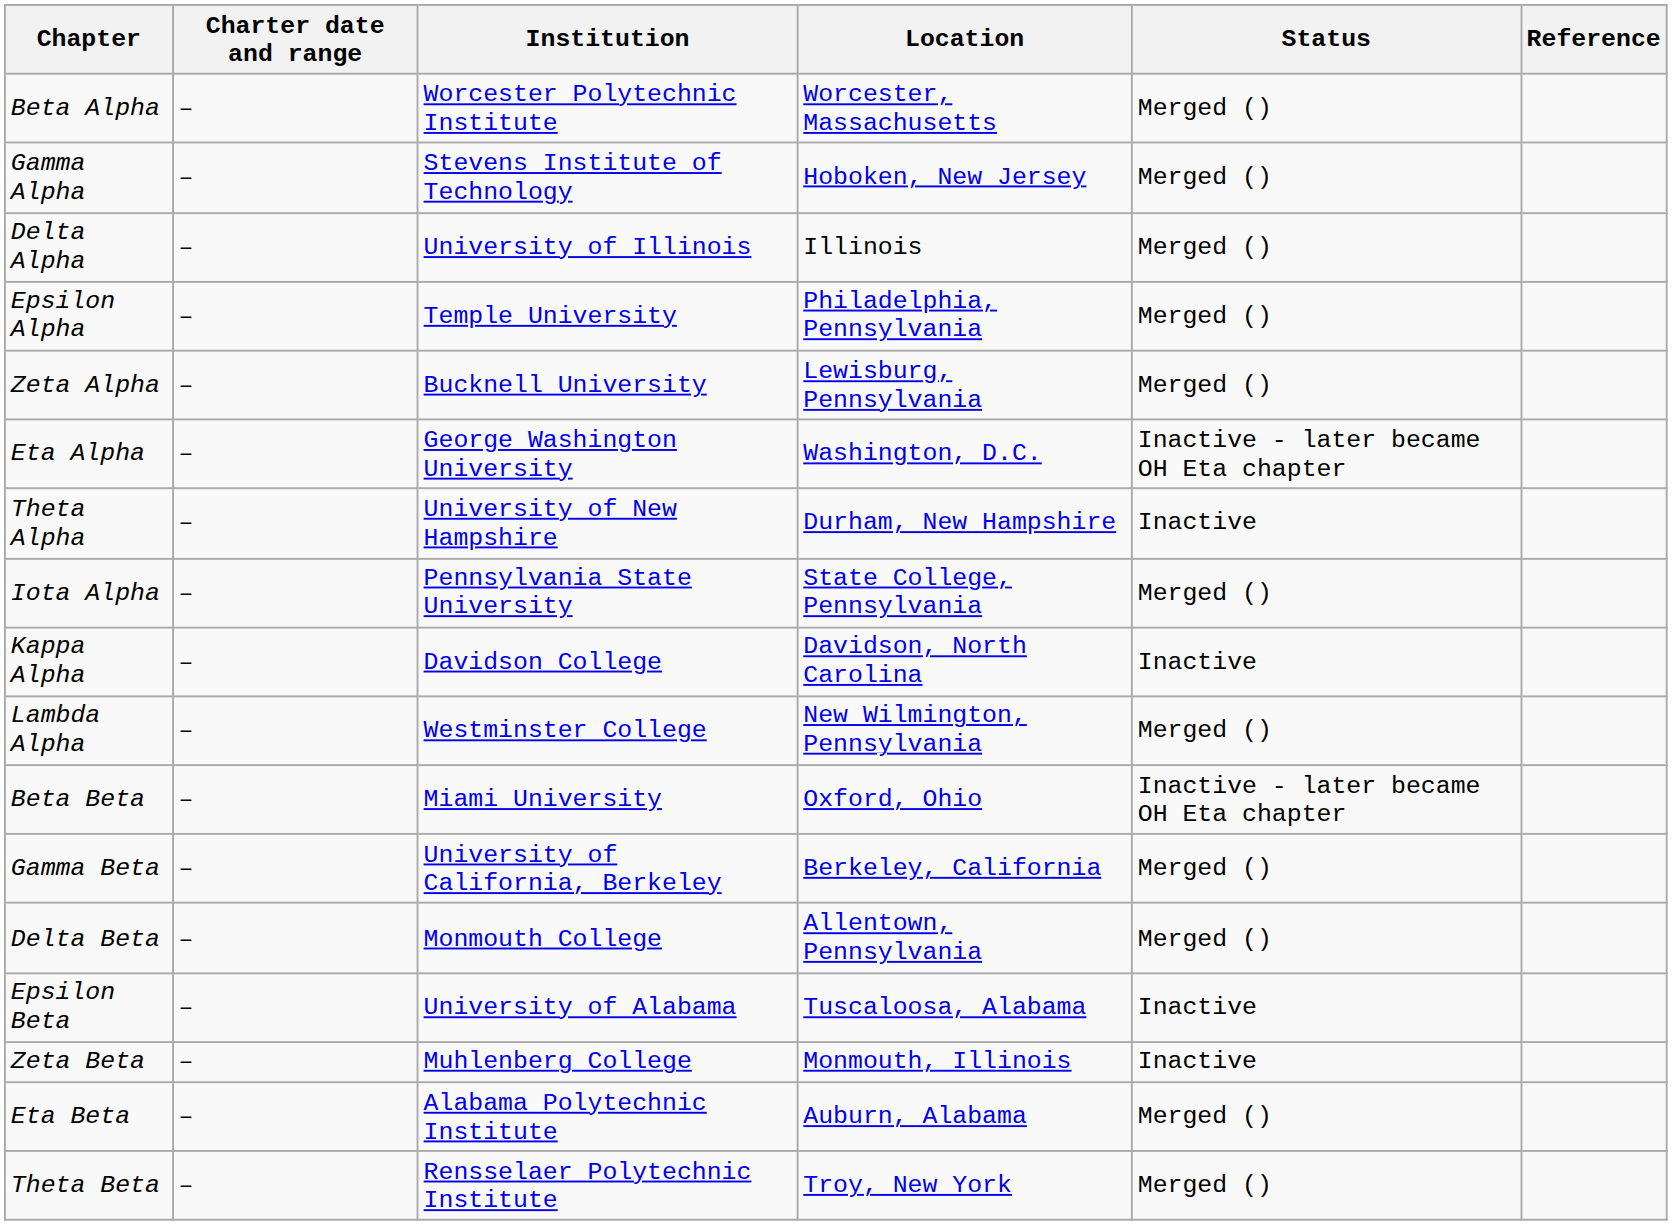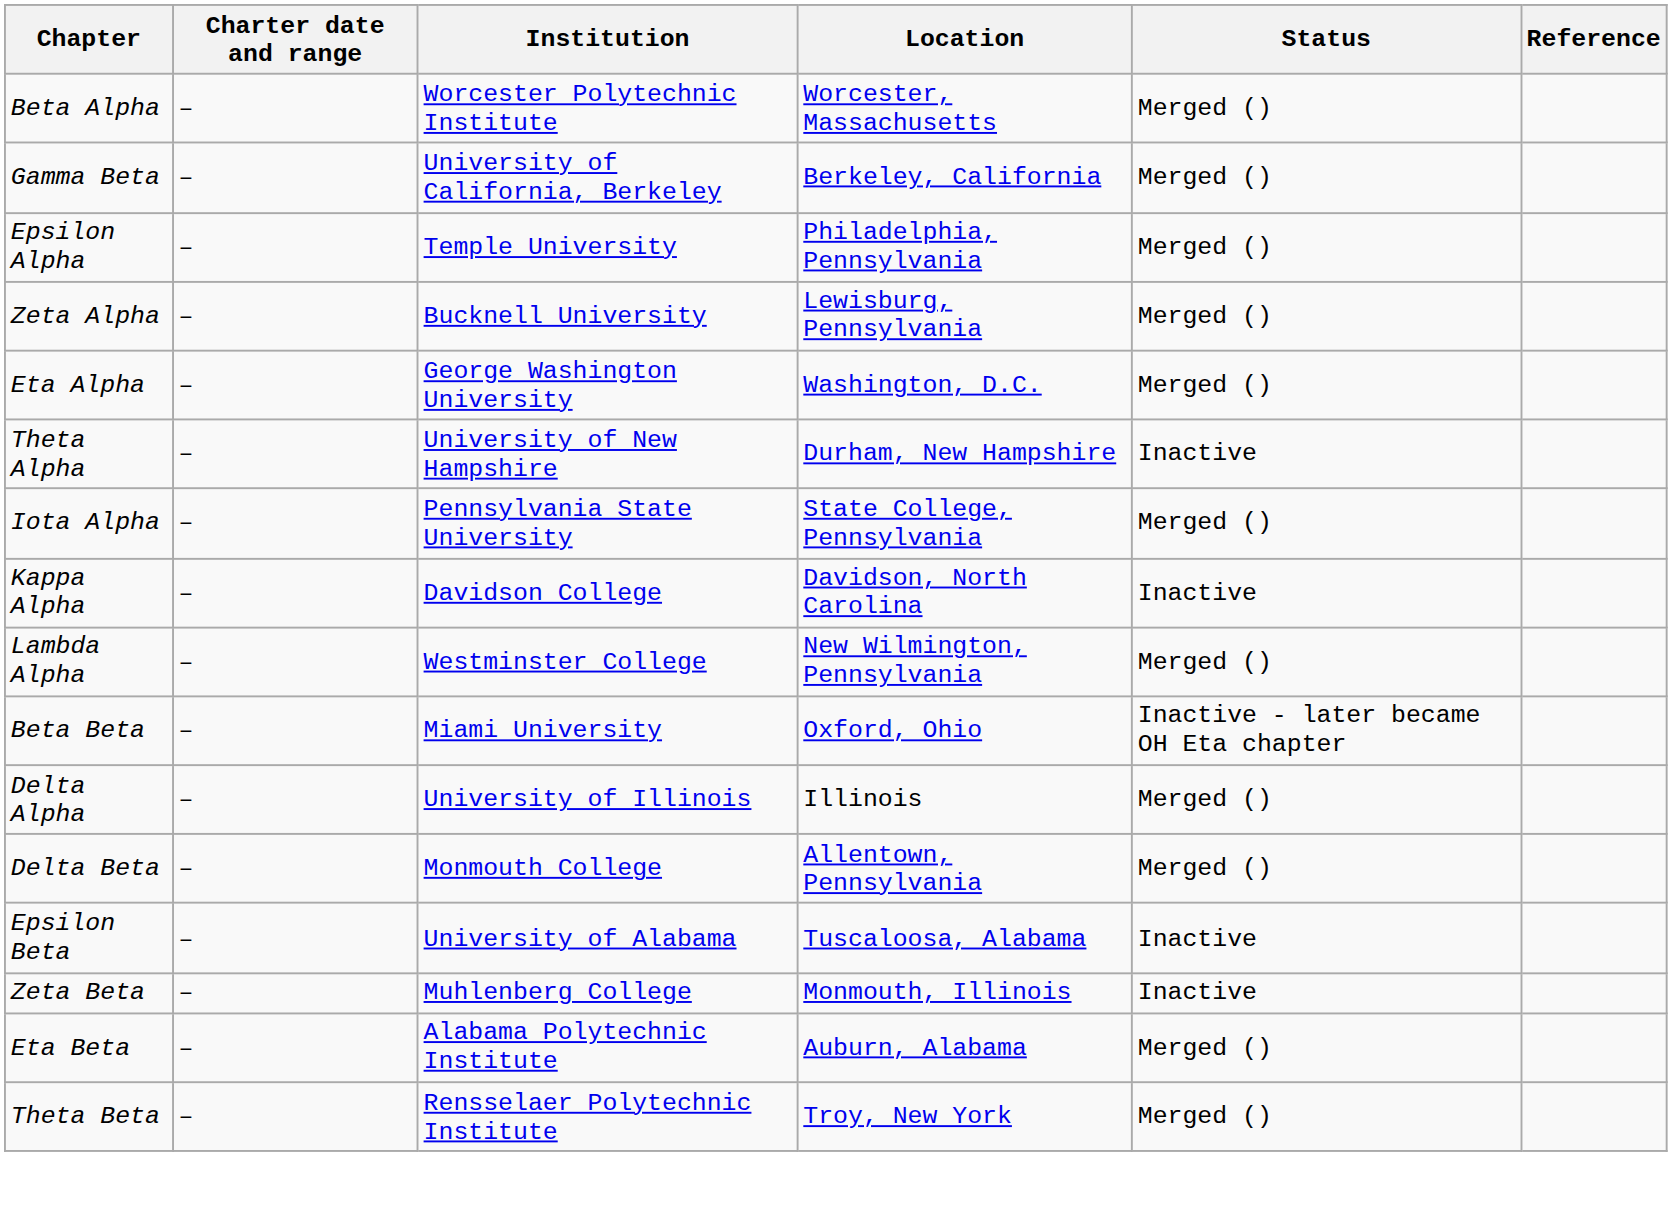- row: (48, 178)
rows swapped: (48, 247) <-> (85, 869)
(1309, 454) Inactive - later became OH Eta chapter -> (1205, 385) Merged ()
